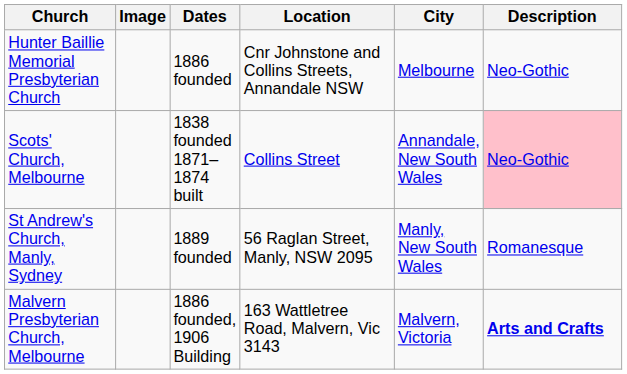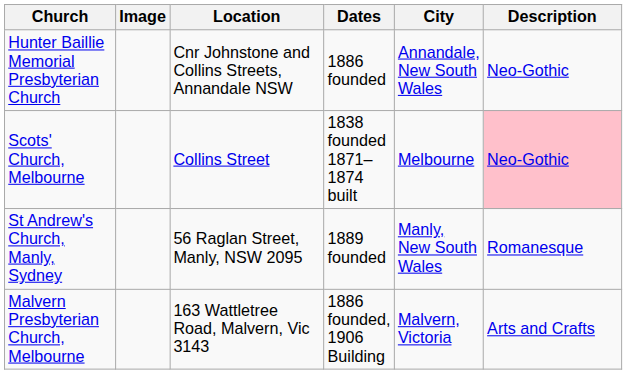columns swapped: (205, 17) <-> (317, 17)
(436, 70) Melbourne -> (439, 70) Annandale, New South Wales
(439, 159) Annandale, New South Wales -> (436, 159) Melbourne
(545, 328) bold -> (541, 328) normal
